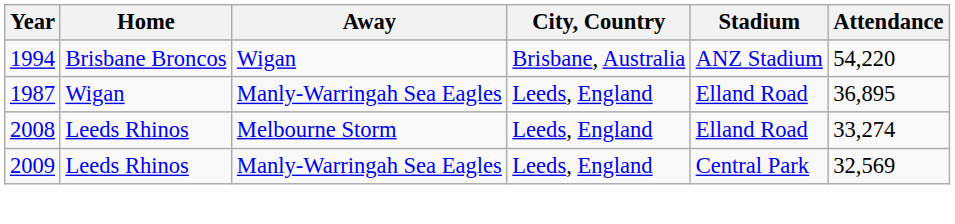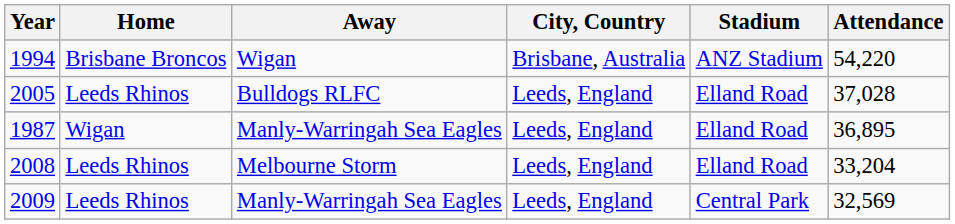+ row: (32, 93)
(864, 129) 33,274 -> (864, 165) 33,204
